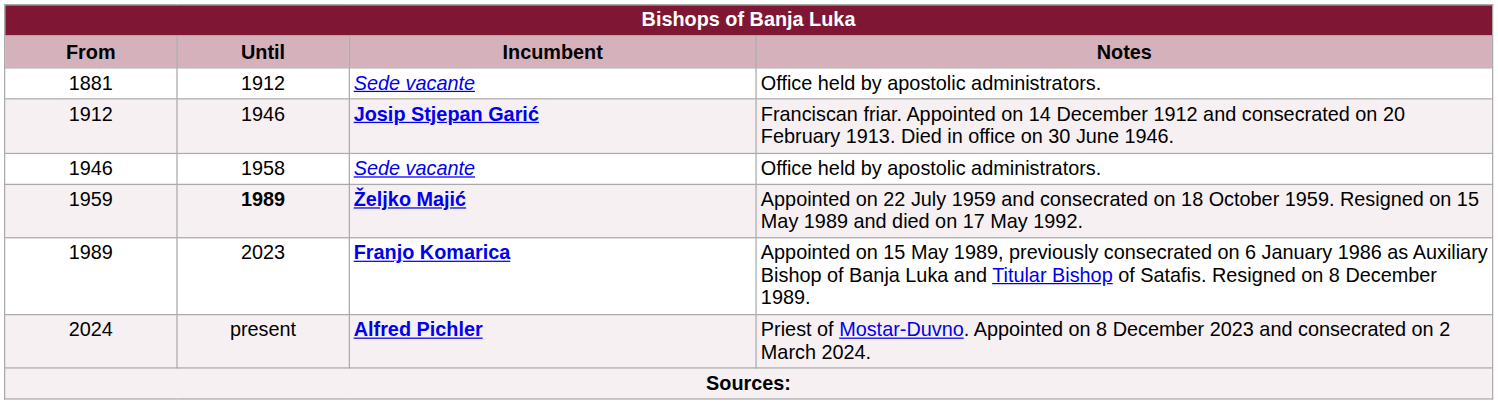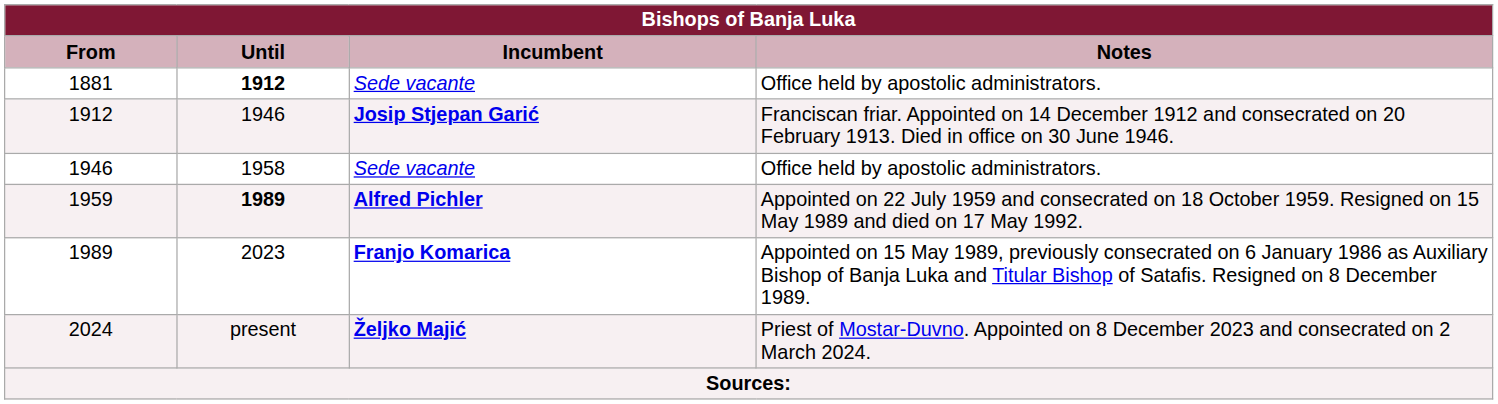(263, 83) normal -> (263, 83) bold
(410, 199) Željko Majić -> (418, 199) Alfred Pichler
(418, 329) Alfred Pichler -> (410, 329) Željko Majić
